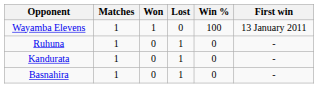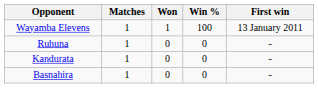- column: (181, 12)
